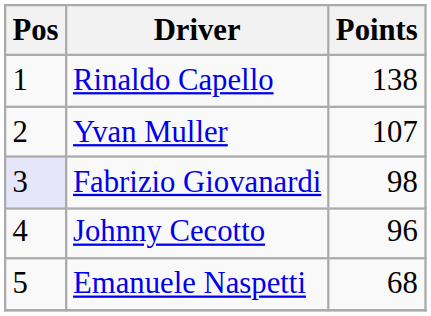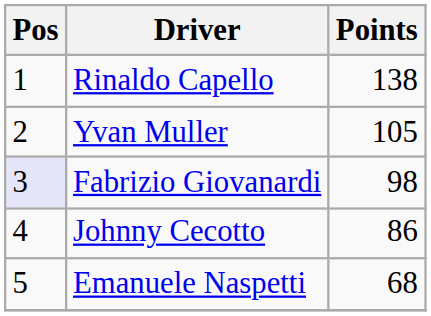(395, 130) 107 -> (395, 130) 105
(402, 232) 96 -> (402, 232) 86
